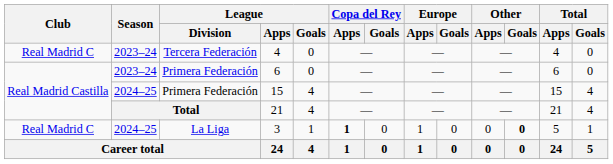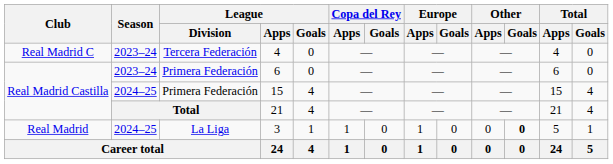(58, 129) Real Madrid C -> (58, 129) Real Madrid
(347, 129) bold -> (347, 129) normal
